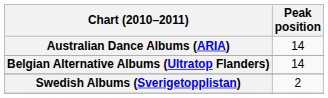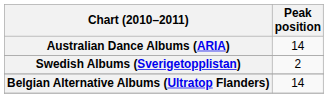rows swapped: (138, 64) <-> (138, 83)
